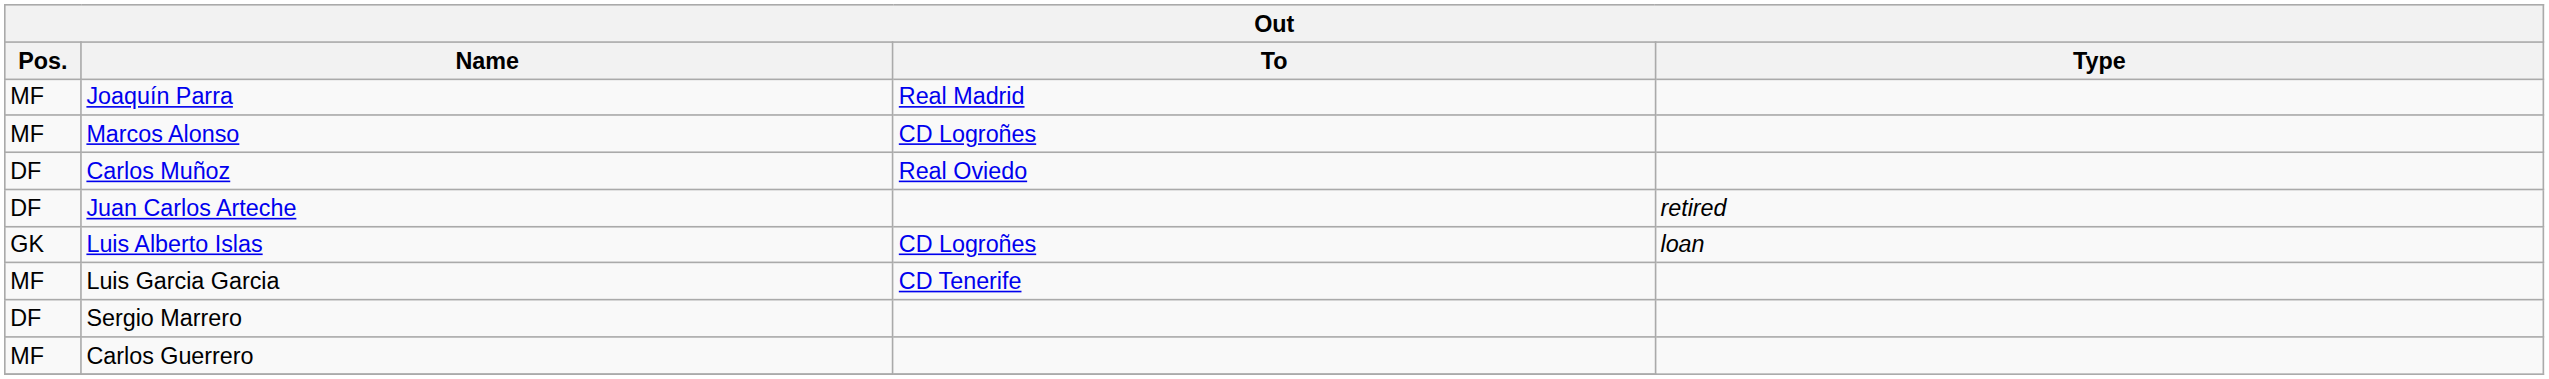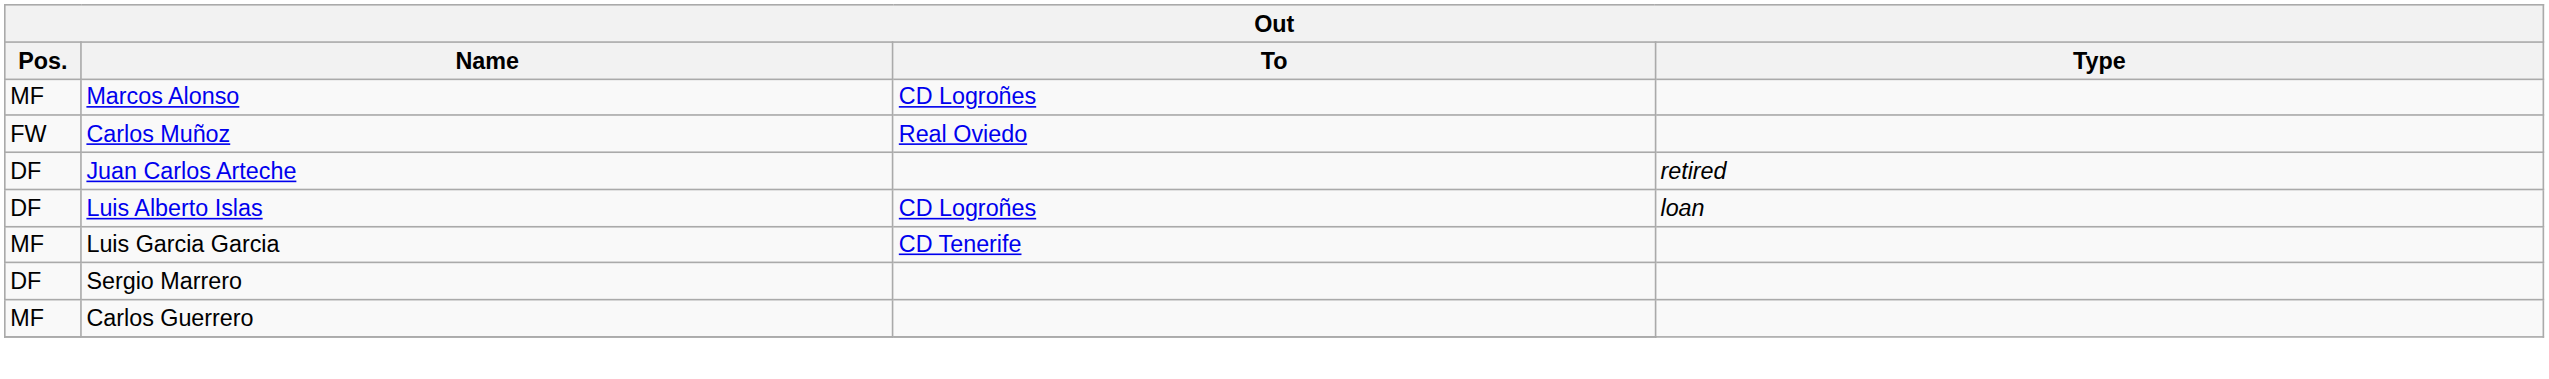- row: (160, 97)
(26, 171) DF -> (28, 134) FW
(27, 245) GK -> (26, 208) DF
